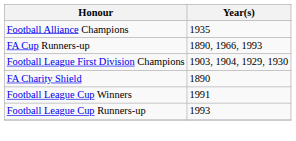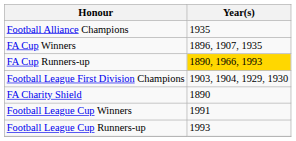+ row: (41, 45)
(226, 45) no background -> (226, 62) gold background
